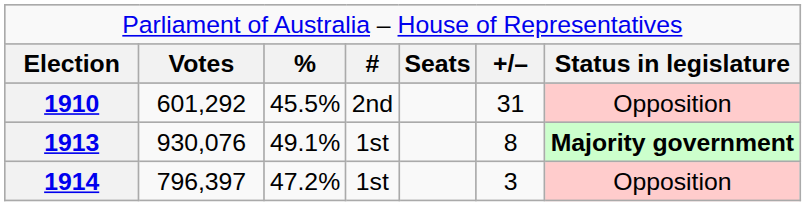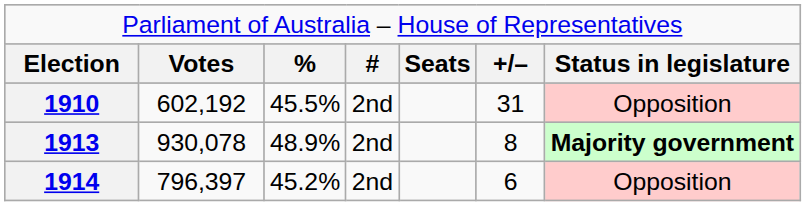(201, 103) 601,292 -> (201, 103) 602,192
(201, 142) 930,076 -> (201, 142) 930,078
(305, 142) 49.1% -> (305, 142) 48.9%
(372, 142) 1st -> (372, 142) 2nd
(305, 182) 47.2% -> (305, 182) 45.2%
(372, 182) 1st -> (372, 182) 2nd
(511, 182) 3 -> (511, 182) 6
